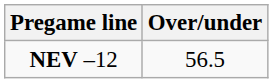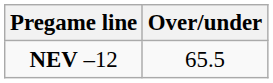(205, 58) 56.5 -> (205, 58) 65.5
